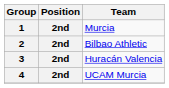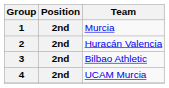(116, 43) Bilbao Athletic -> (123, 43) Huracán Valencia
(123, 59) Huracán Valencia -> (116, 59) Bilbao Athletic
